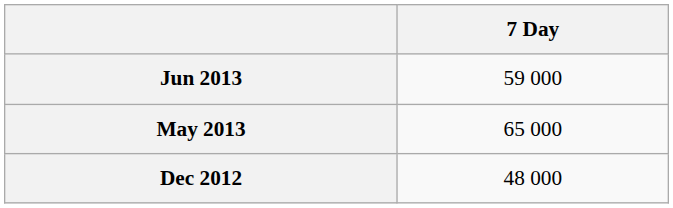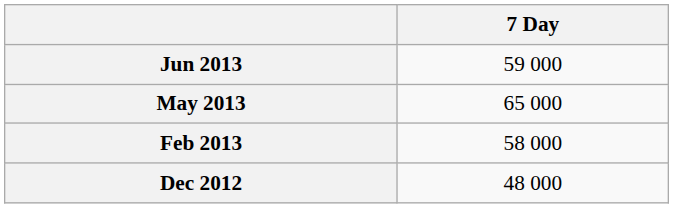+ row: (201, 143)
